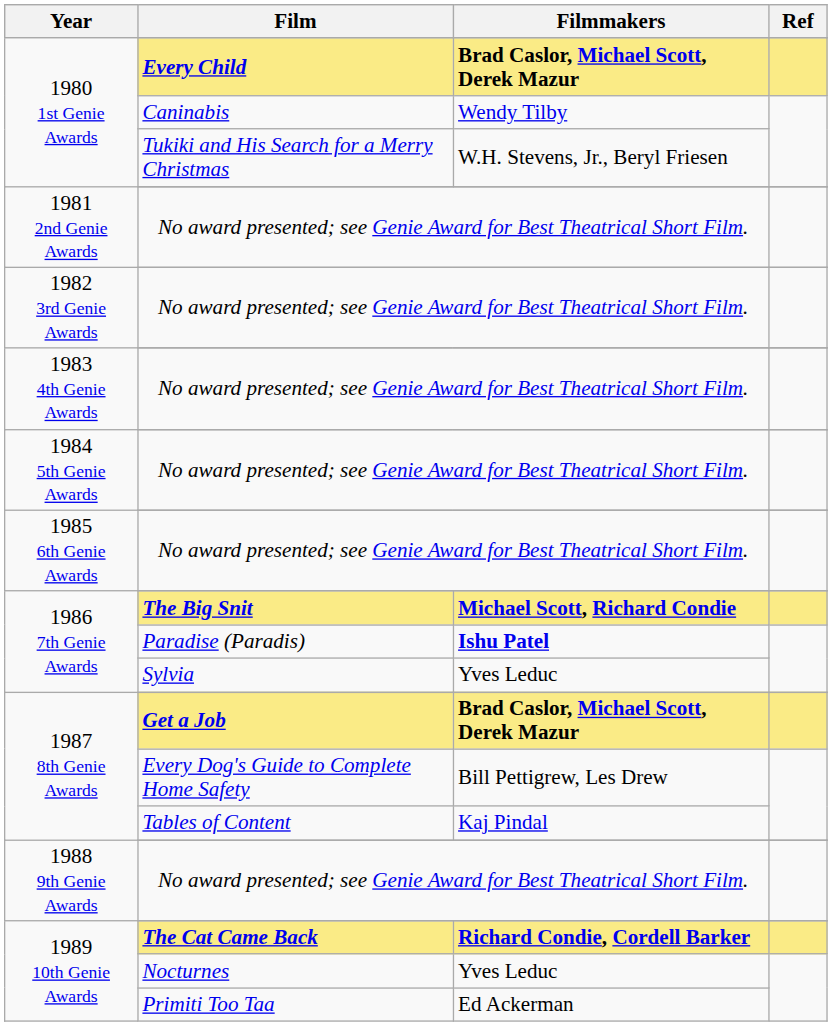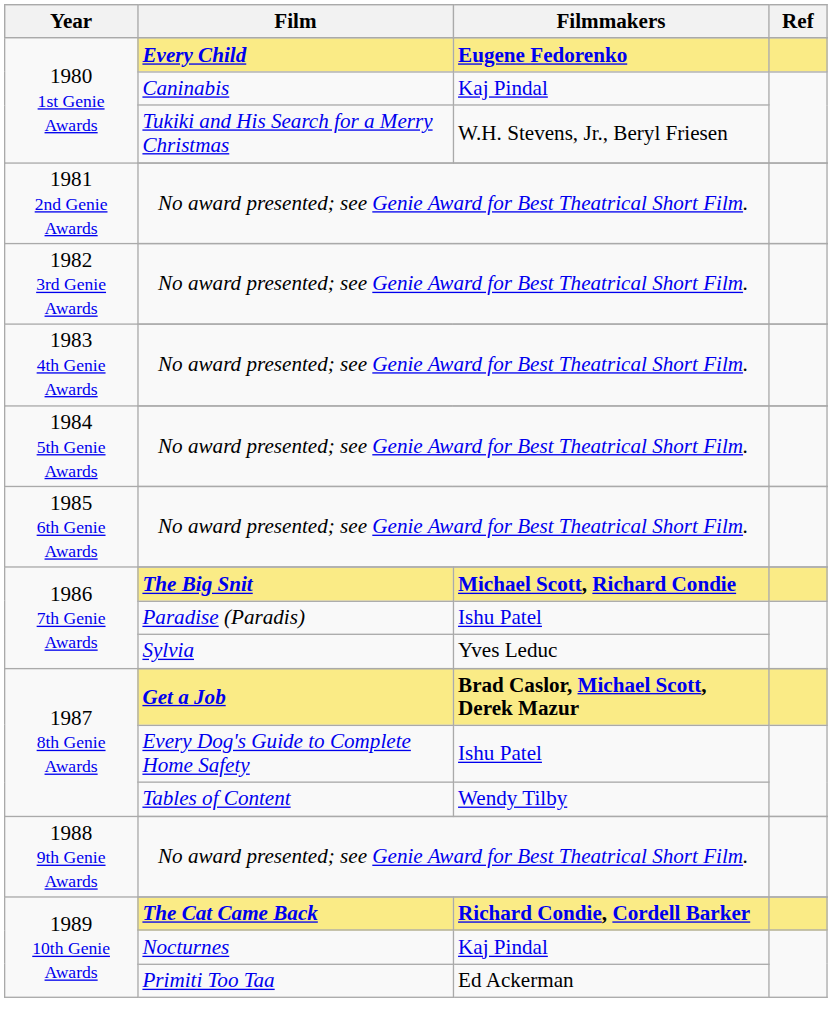(582, 66) Brad Caslor, Michael Scott, Derek Mazur -> (543, 54) Eugene Fedorenko
(513, 111) Wendy Tilby -> (503, 88) Kaj Pindal
(504, 641) bold -> (500, 617) normal
(563, 777) Bill Pettigrew, Les Drew -> (500, 753) Ishu Patel
(503, 822) Kaj Pindal -> (513, 799) Wendy Tilby
(508, 970) Yves Leduc -> (503, 947) Kaj Pindal
